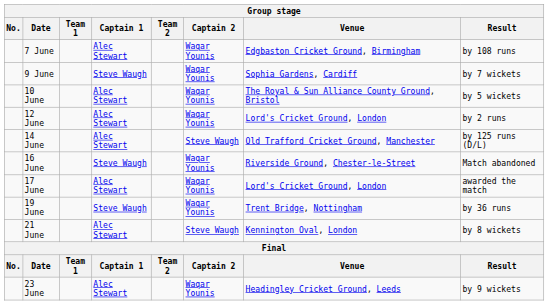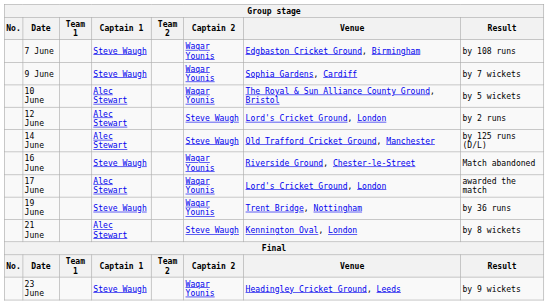(110, 51) Alec Stewart -> (120, 51) Steve Waugh
(200, 118) Waqar Younis -> (212, 118) Steve Waugh
(110, 289) Alec Stewart -> (120, 289) Steve Waugh
